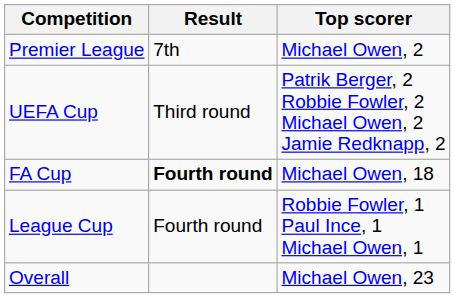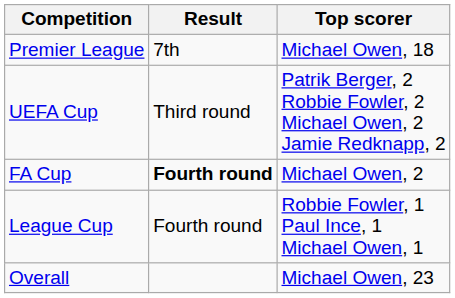(352, 49) Michael Owen, 2 -> (358, 49) Michael Owen, 18
(358, 174) Michael Owen, 18 -> (352, 174) Michael Owen, 2
